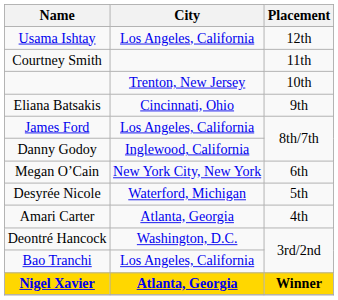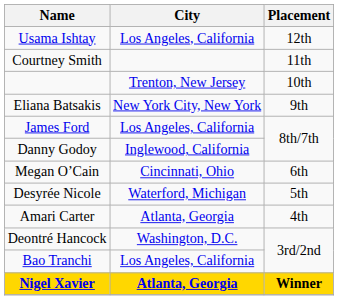(187, 104) Cincinnati, Ohio -> (187, 104) New York City, New York
(187, 171) New York City, New York -> (187, 171) Cincinnati, Ohio
